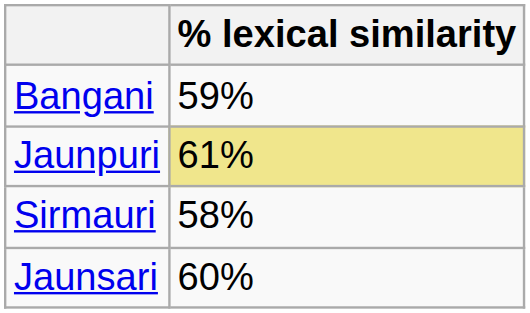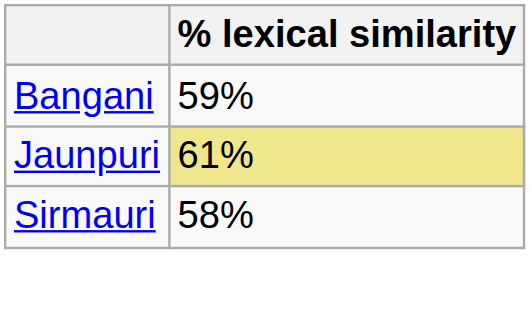- row: (86, 276)
